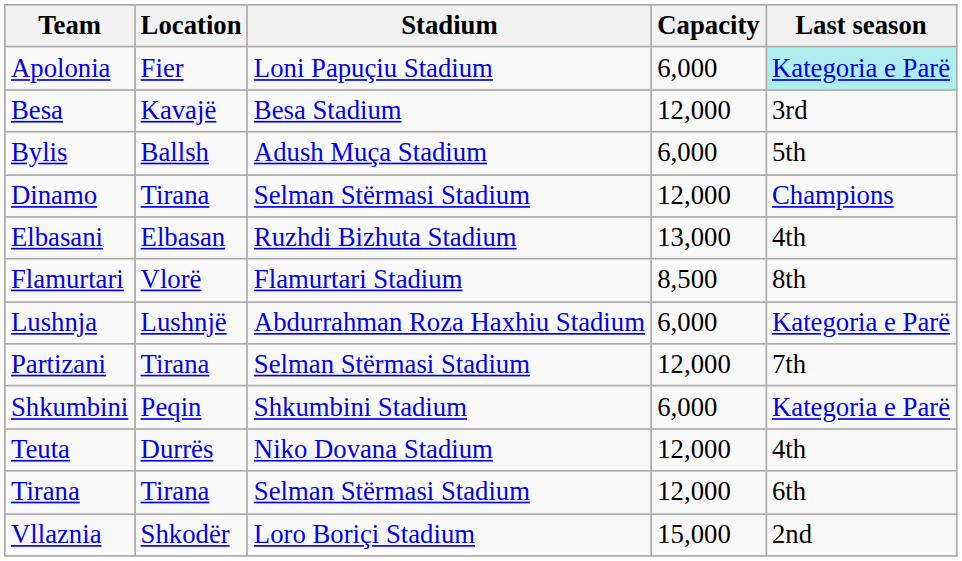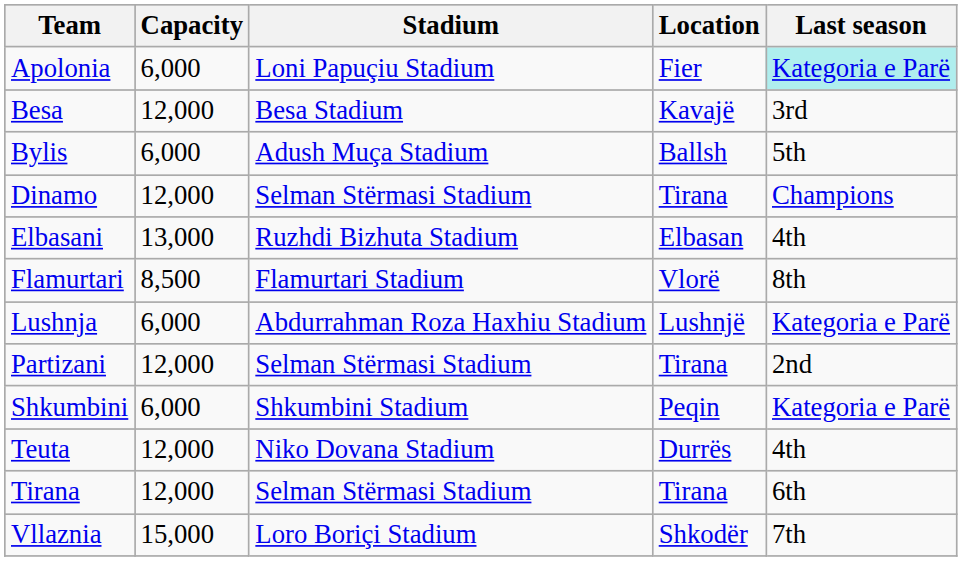columns swapped: (191, 25) <-> (708, 25)
(789, 364) 7th -> (792, 364) 2nd
(792, 534) 2nd -> (789, 534) 7th
